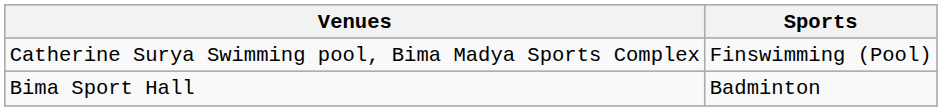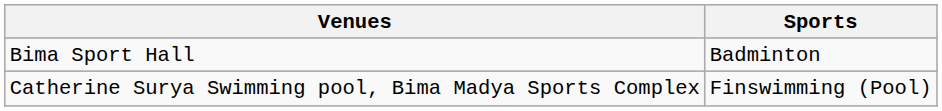rows swapped: (102, 88) <-> (355, 55)
